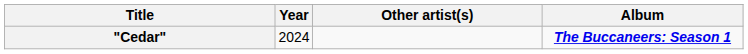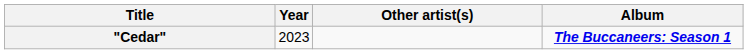(294, 37) 2024 -> (294, 37) 2023
